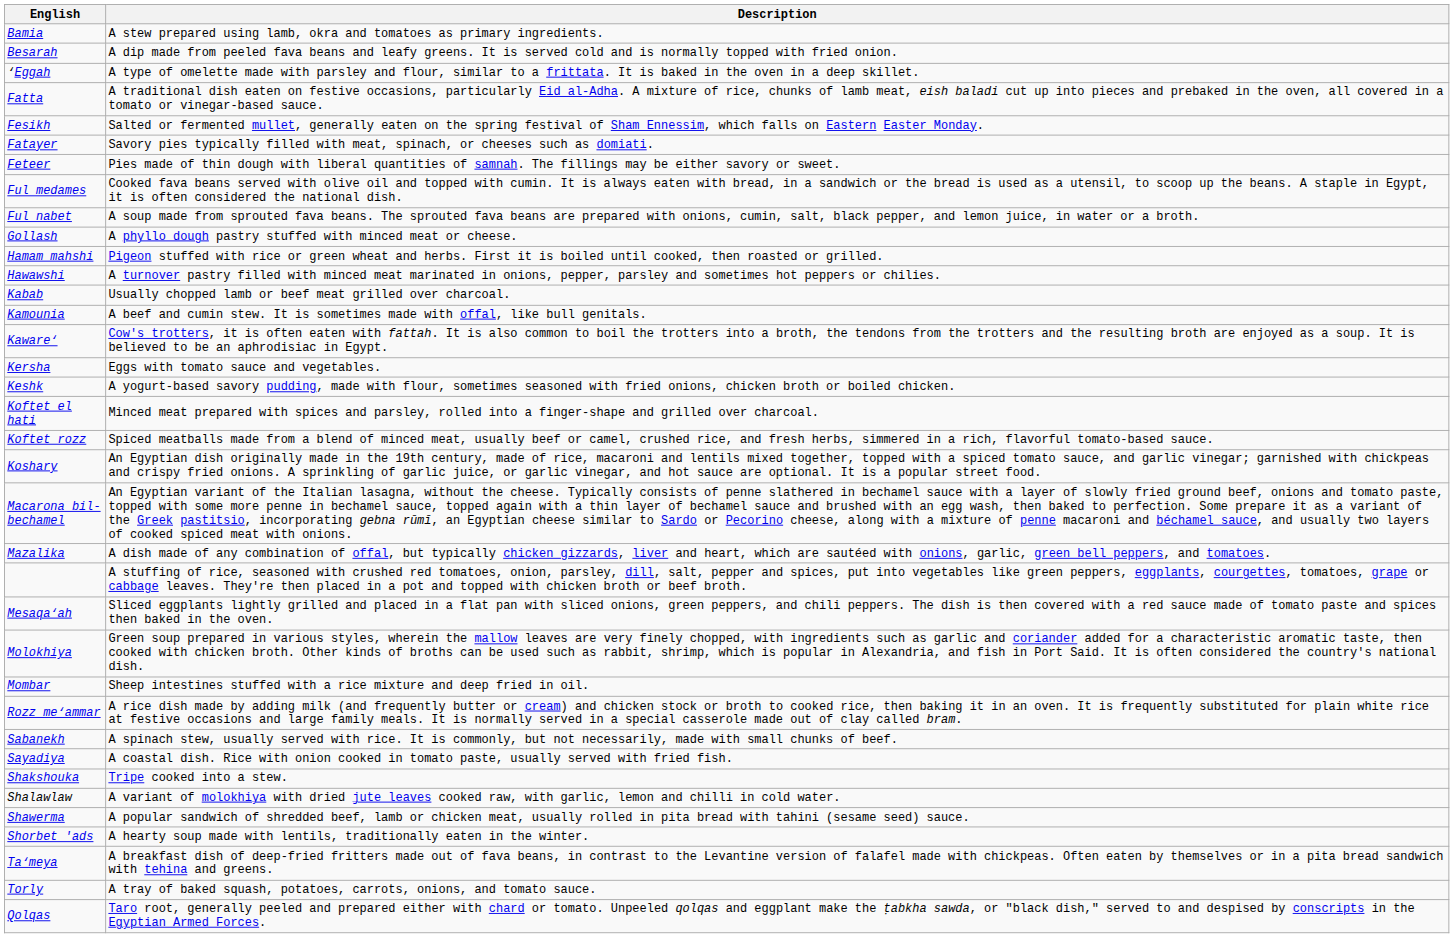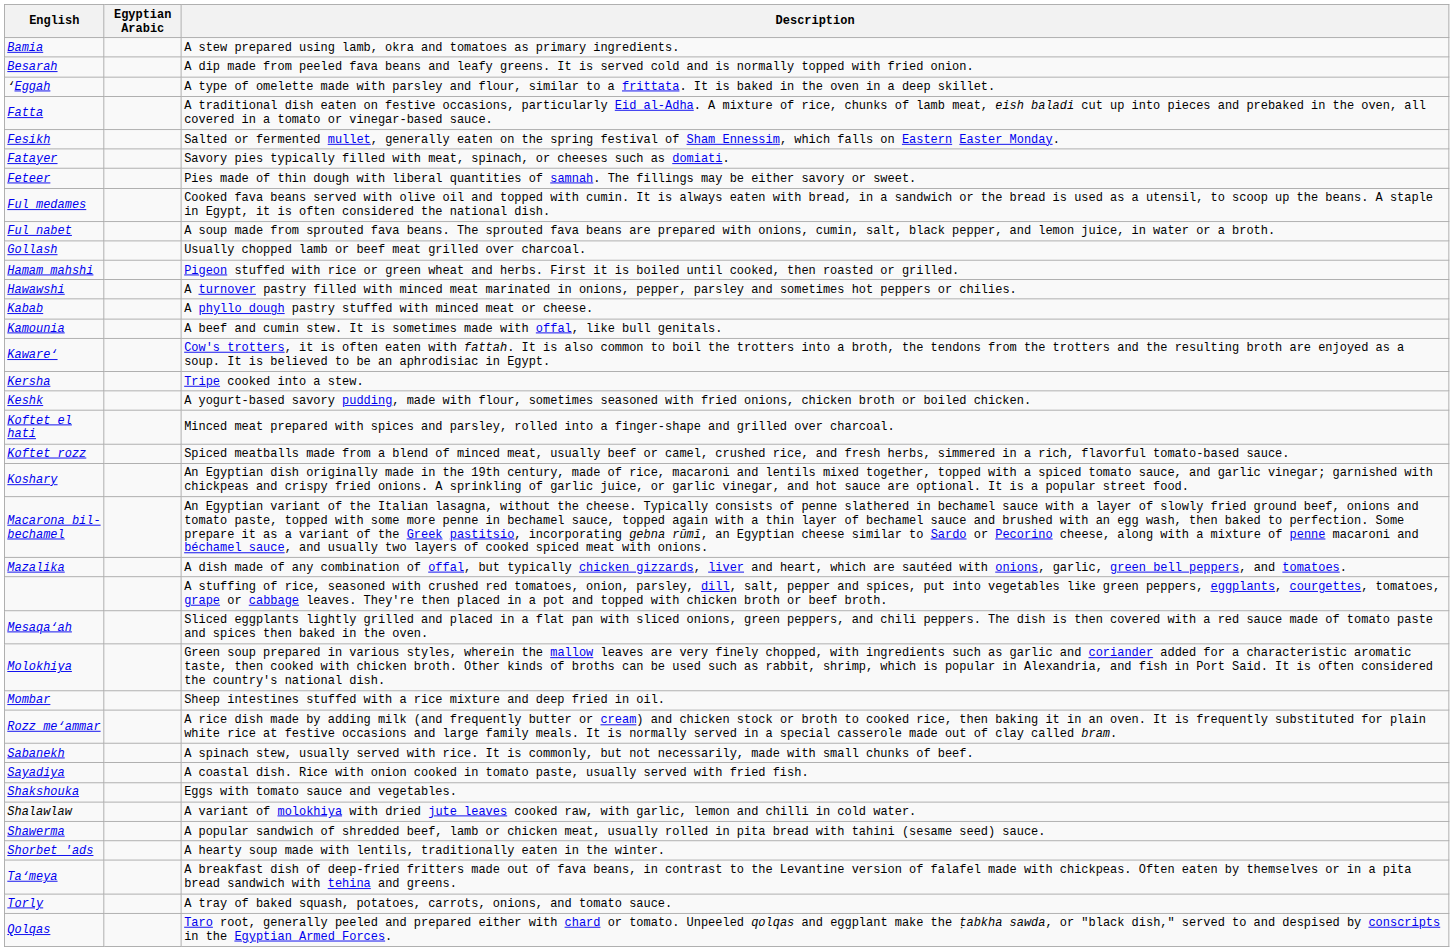+ column: (143, 21)
(313, 237) A phyllo dough pastry stuffed with minced meat or cheese. -> (385, 251) Usually chopped lamb or beef meat grilled over charcoal.
(309, 295) Usually chopped lamb or beef meat grilled over charcoal. -> (389, 309) A phyllo dough pastry stuffed with minced meat or cheese.
(245, 367) Eggs with tomato sauce and vegetables. -> (274, 381) Tripe cooked into a stew.
(198, 778) Tripe cooked into a stew. -> (321, 792) Eggs with tomato sauce and vegetables.
